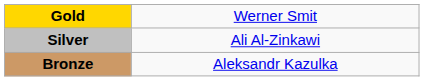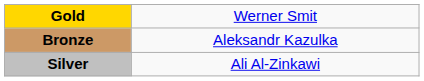rows swapped: (68, 40) <-> (68, 64)
